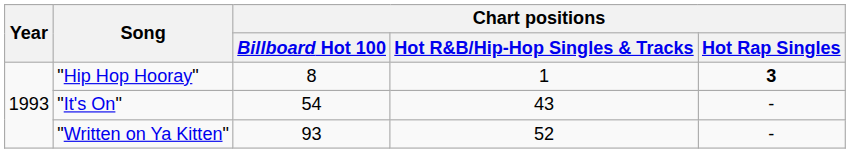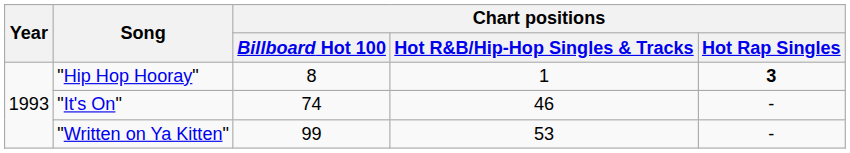(312, 104) 54 -> (312, 104) 74
(544, 104) 43 -> (544, 104) 46
(312, 133) 93 -> (312, 133) 99
(544, 133) 52 -> (544, 133) 53
